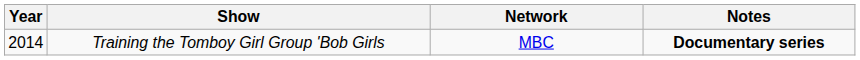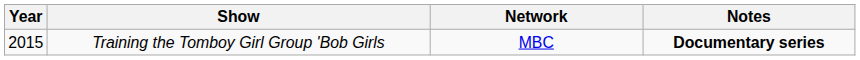(26, 42) 2014 -> (26, 42) 2015
